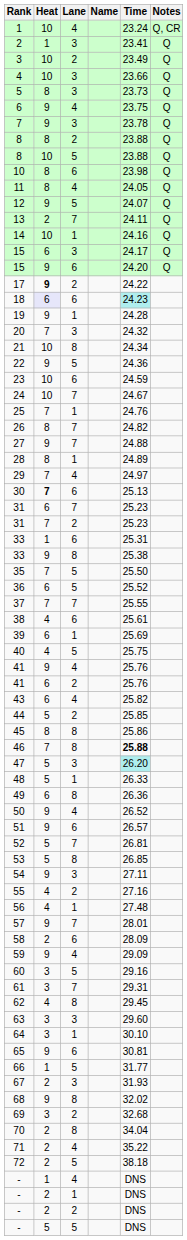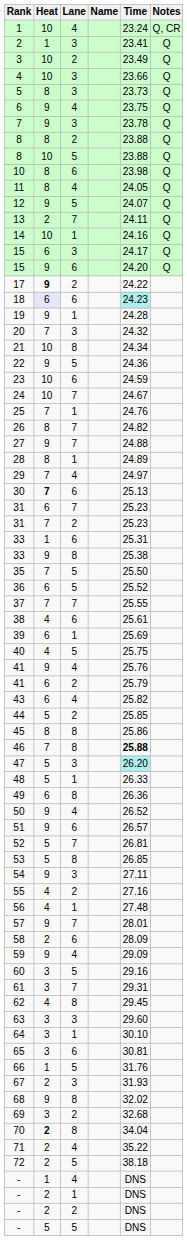(135, 683) 25.76 -> (135, 683) 25.79
(47, 1051) 9 -> (47, 1051) 3
(135, 1067) 31.77 -> (135, 1067) 31.76
(47, 1131) normal -> (47, 1131) bold
